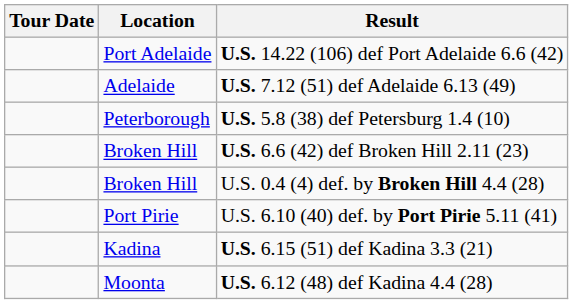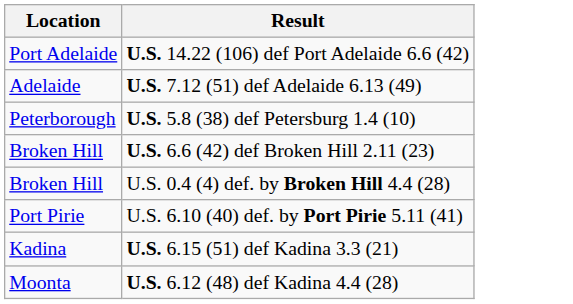- column: (52, 20)
